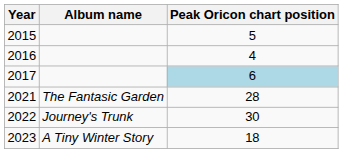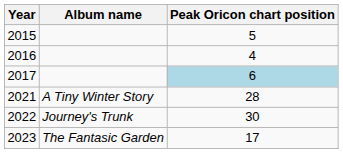(103, 96) The Fantasic Garden -> (98, 96) A Tiny Winter Story
(98, 138) A Tiny Winter Story -> (103, 138) The Fantasic Garden
(252, 138) 18 -> (252, 138) 17
